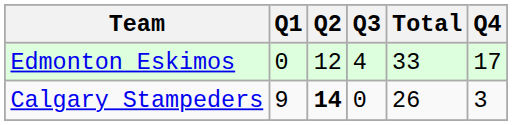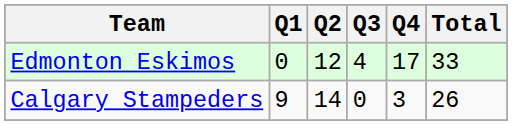columns swapped: (488, 24) <-> (427, 24)
(328, 100) bold -> (328, 100) normal
